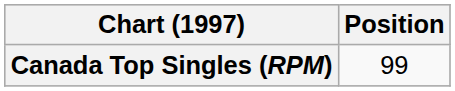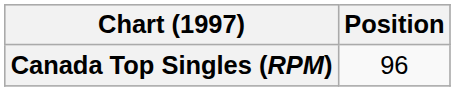(394, 65) 99 -> (394, 65) 96
